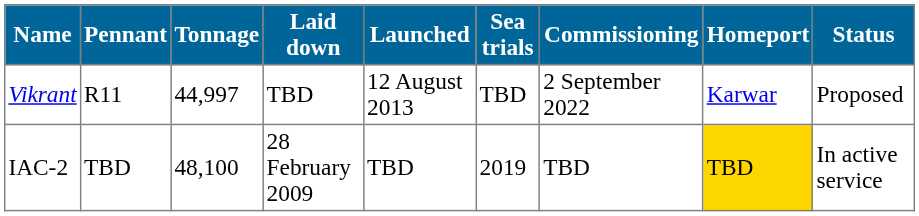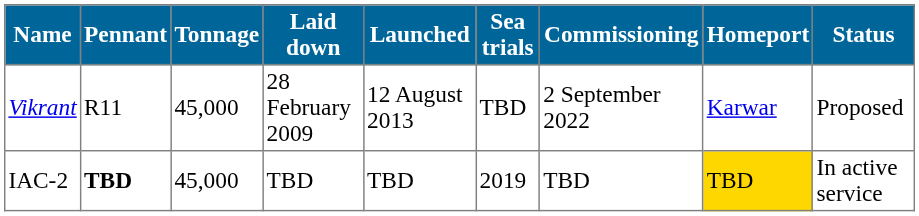(207, 94) 44,997 -> (207, 107) 45,000
(290, 94) TBD -> (309, 107) 28 February 2009
(107, 167) normal -> (108, 180) bold
(207, 167) 48,100 -> (207, 180) 45,000
(309, 167) 28 February 2009 -> (290, 180) TBD
